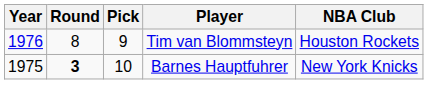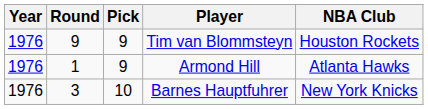(75, 41) 8 -> (75, 41) 9
+ row: (219, 66)
(26, 66) 1975 -> (26, 91) 1976
(75, 66) bold -> (75, 91) normal
